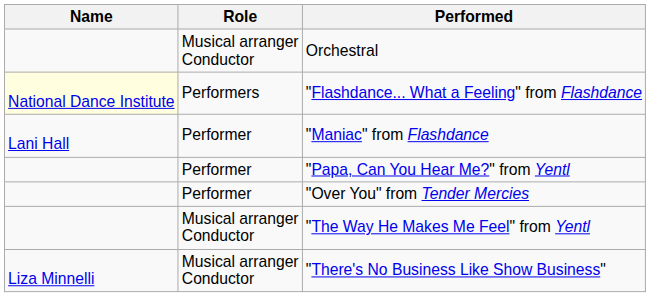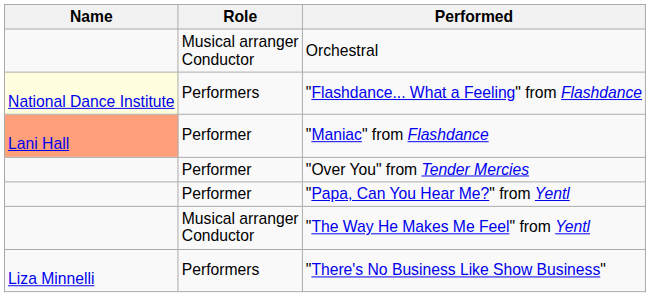(39, 144) no background -> (39, 144) lightsalmon background
rows swapped: (417, 194) <-> (438, 169)
(240, 270) Musical arranger Conductor -> (221, 270) Performers
